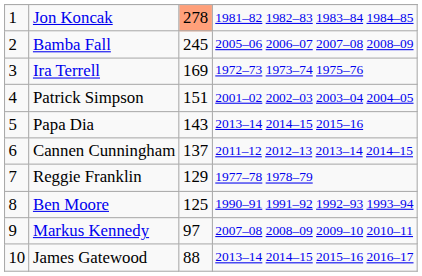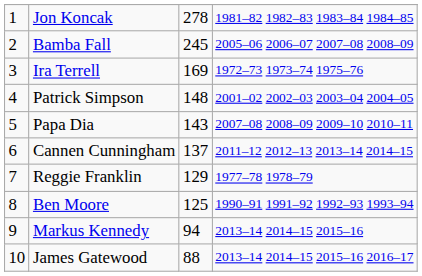(196, 17) lightsalmon background -> (196, 17) no background
(196, 97) 151 -> (196, 97) 148
(289, 124) 2013–14 2014–15 2015–16 -> (314, 124) 2007–08 2008–09 2009–10 2010–11
(191, 230) 97 -> (191, 230) 94
(314, 230) 2007–08 2008–09 2009–10 2010–11 -> (289, 230) 2013–14 2014–15 2015–16
